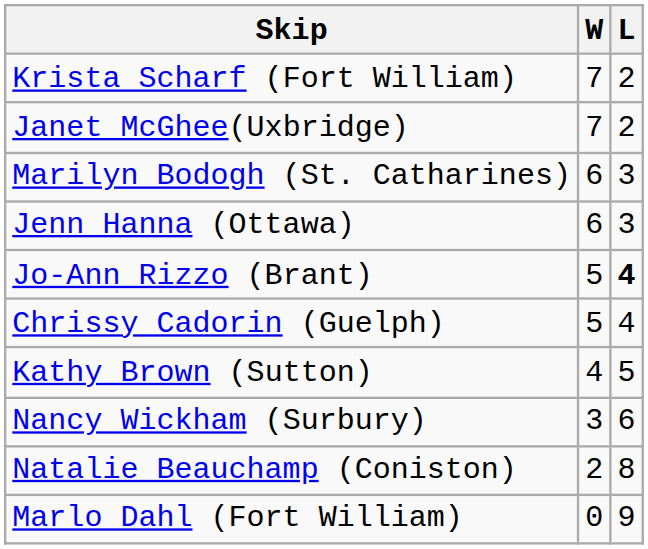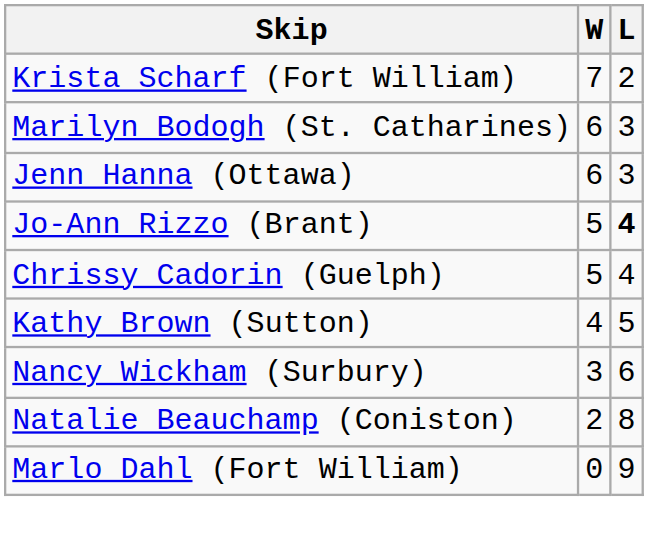- row: (211, 128)
